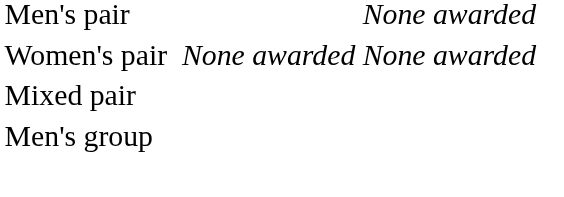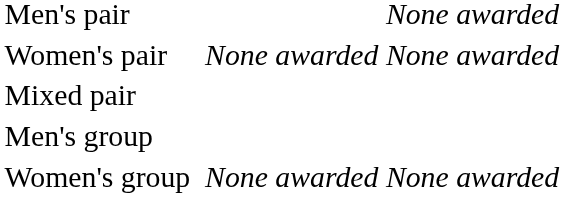+ row: (97, 177)
